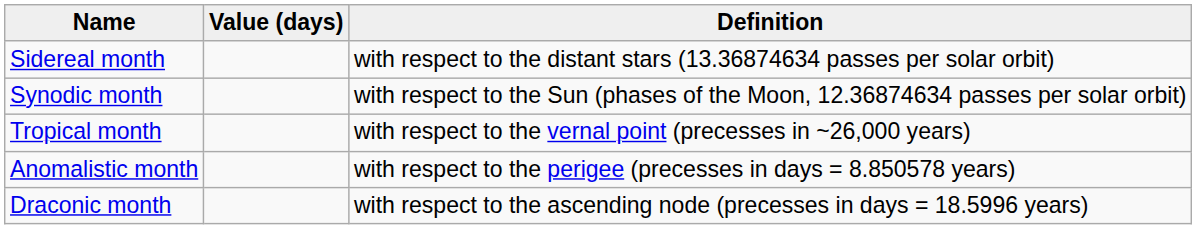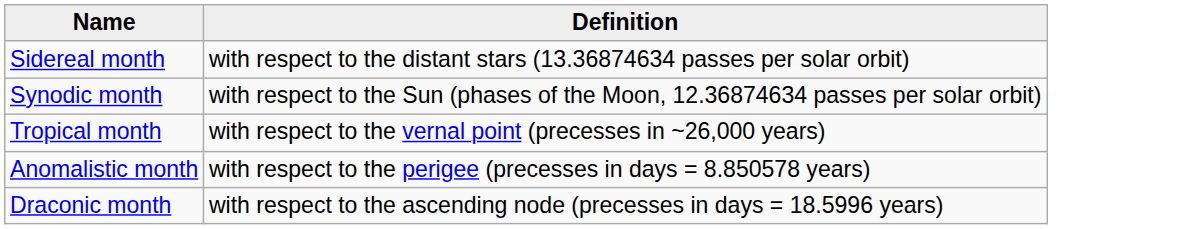- column: (276, 22)
